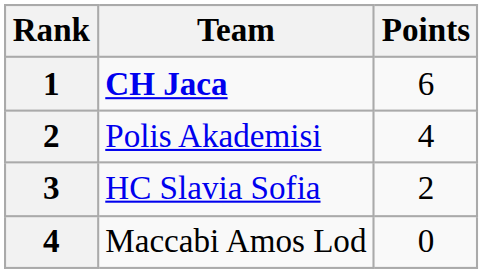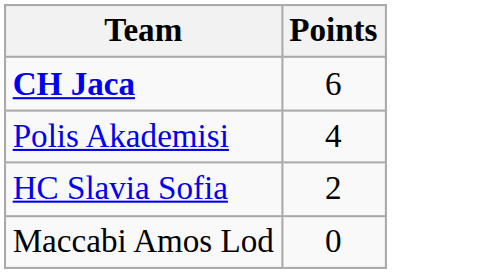- column: (51, 30)
